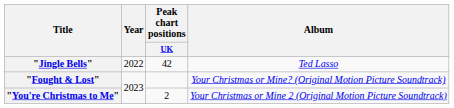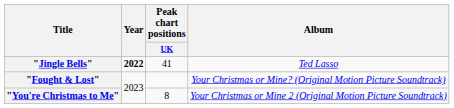(134, 64) normal -> (134, 64) bold
(167, 64) 42 -> (167, 64) 41
(167, 95) 2 -> (167, 95) 8
